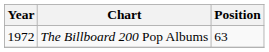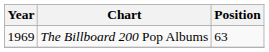(21, 36) 1972 -> (21, 36) 1969
